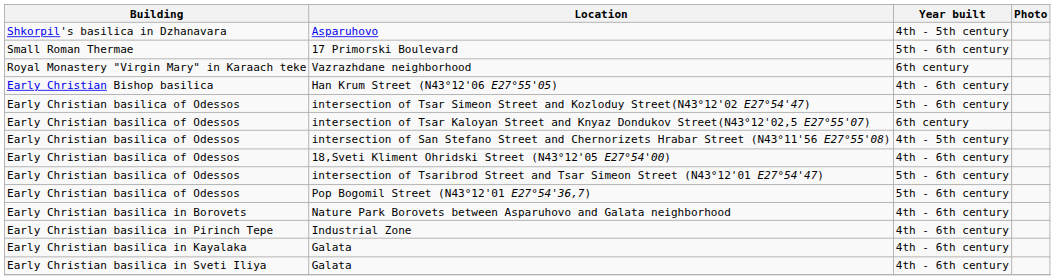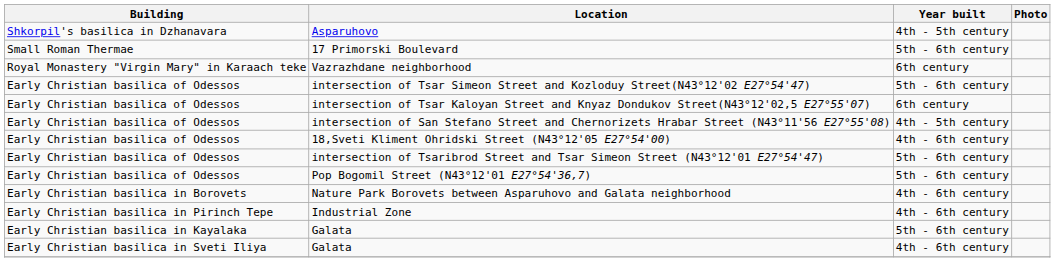- row: (110, 85)
(952, 248) 4th - 6th century -> (952, 230) 5th - 6th century
